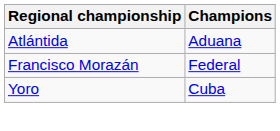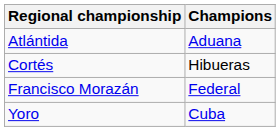+ row: (31, 65)
